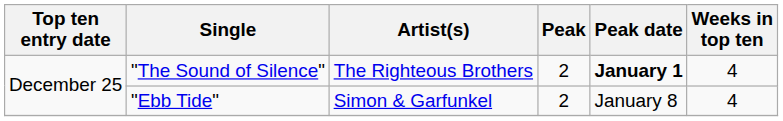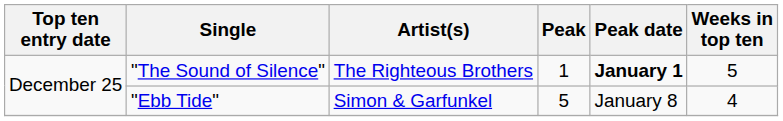(564, 70) 2 -> (564, 70) 1
(732, 70) 4 -> (732, 70) 5
(564, 100) 2 -> (564, 100) 5
